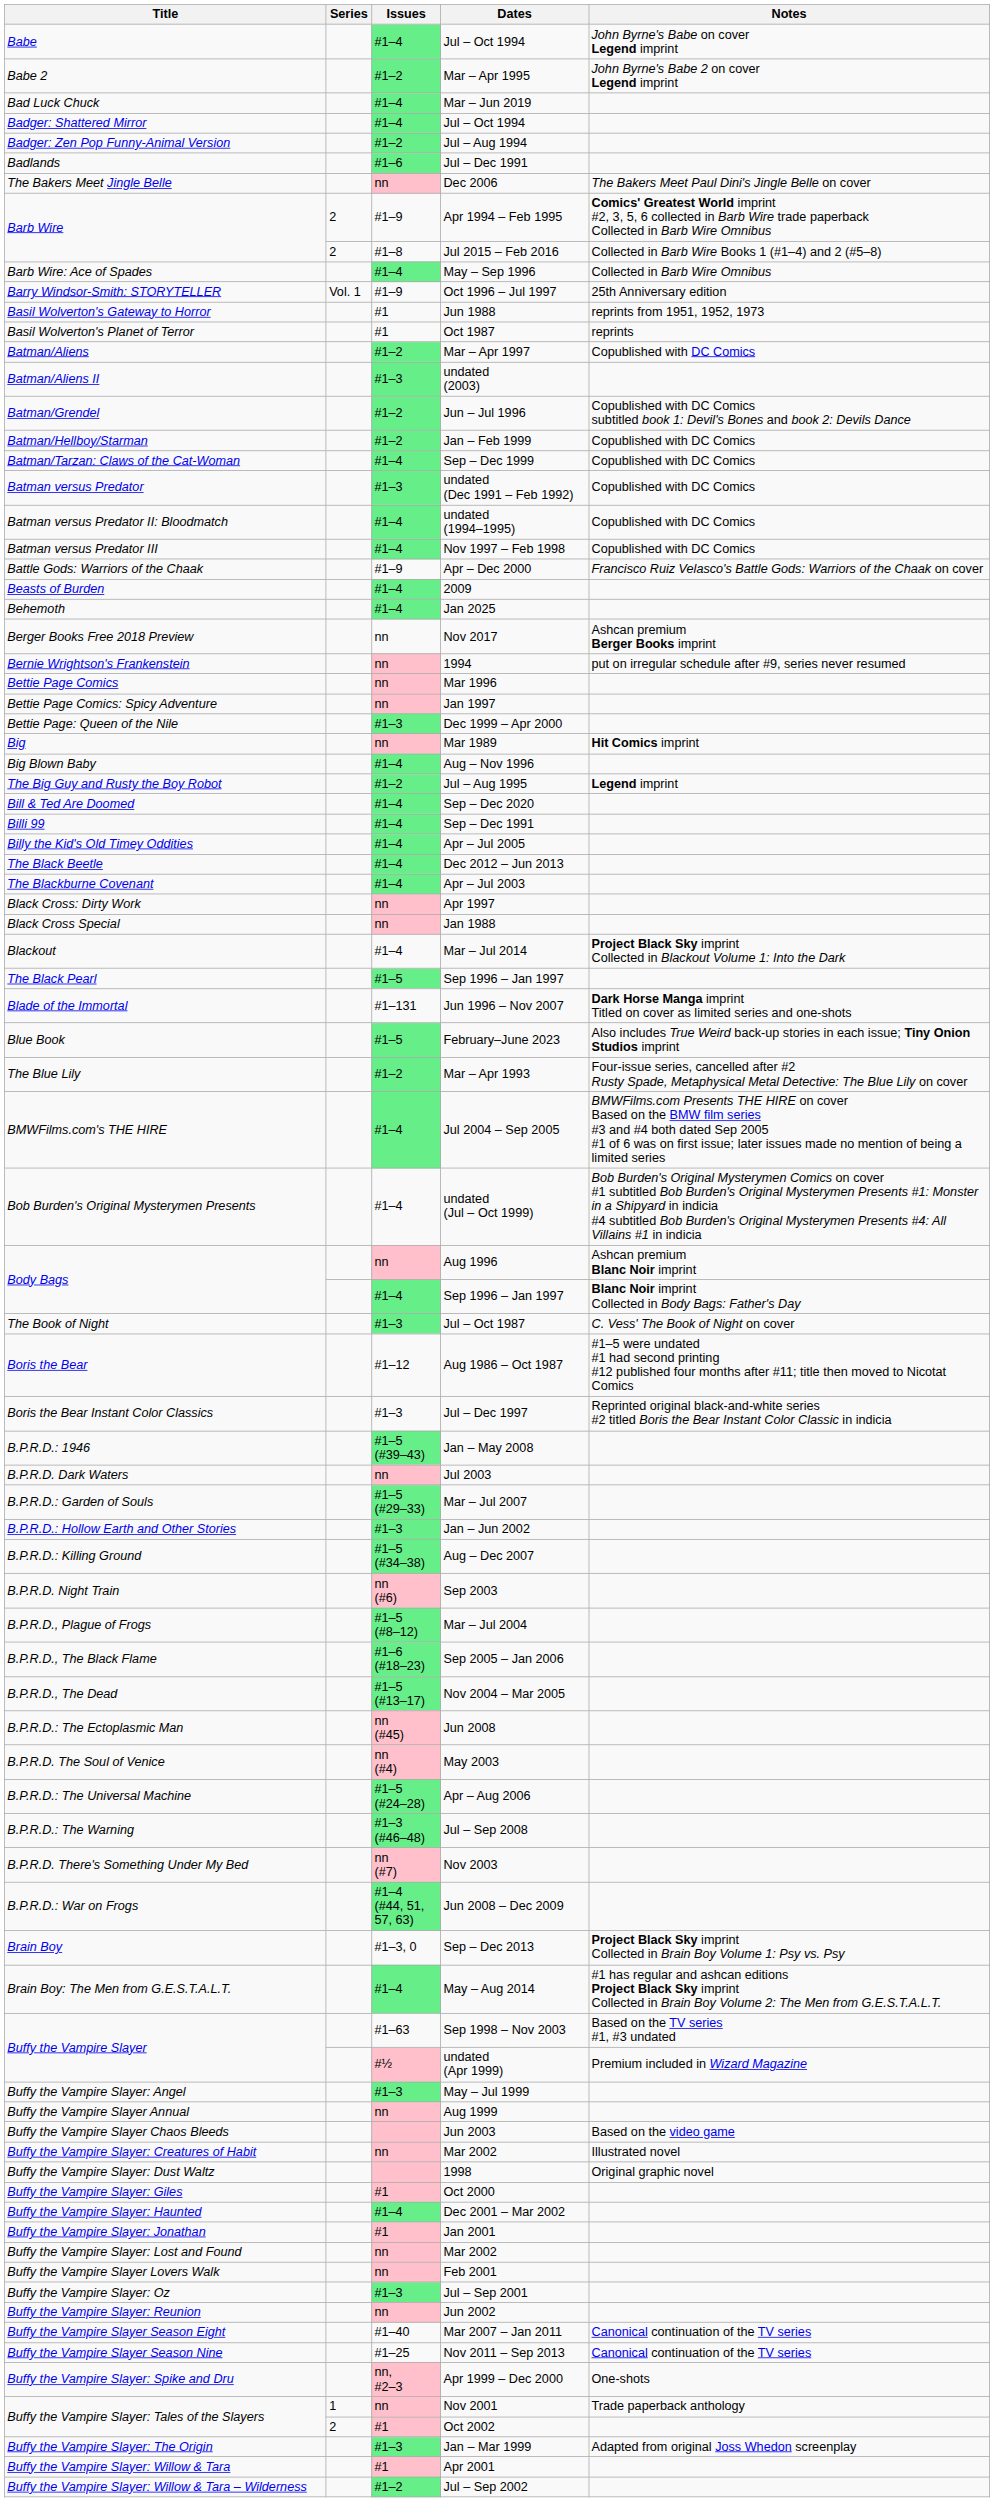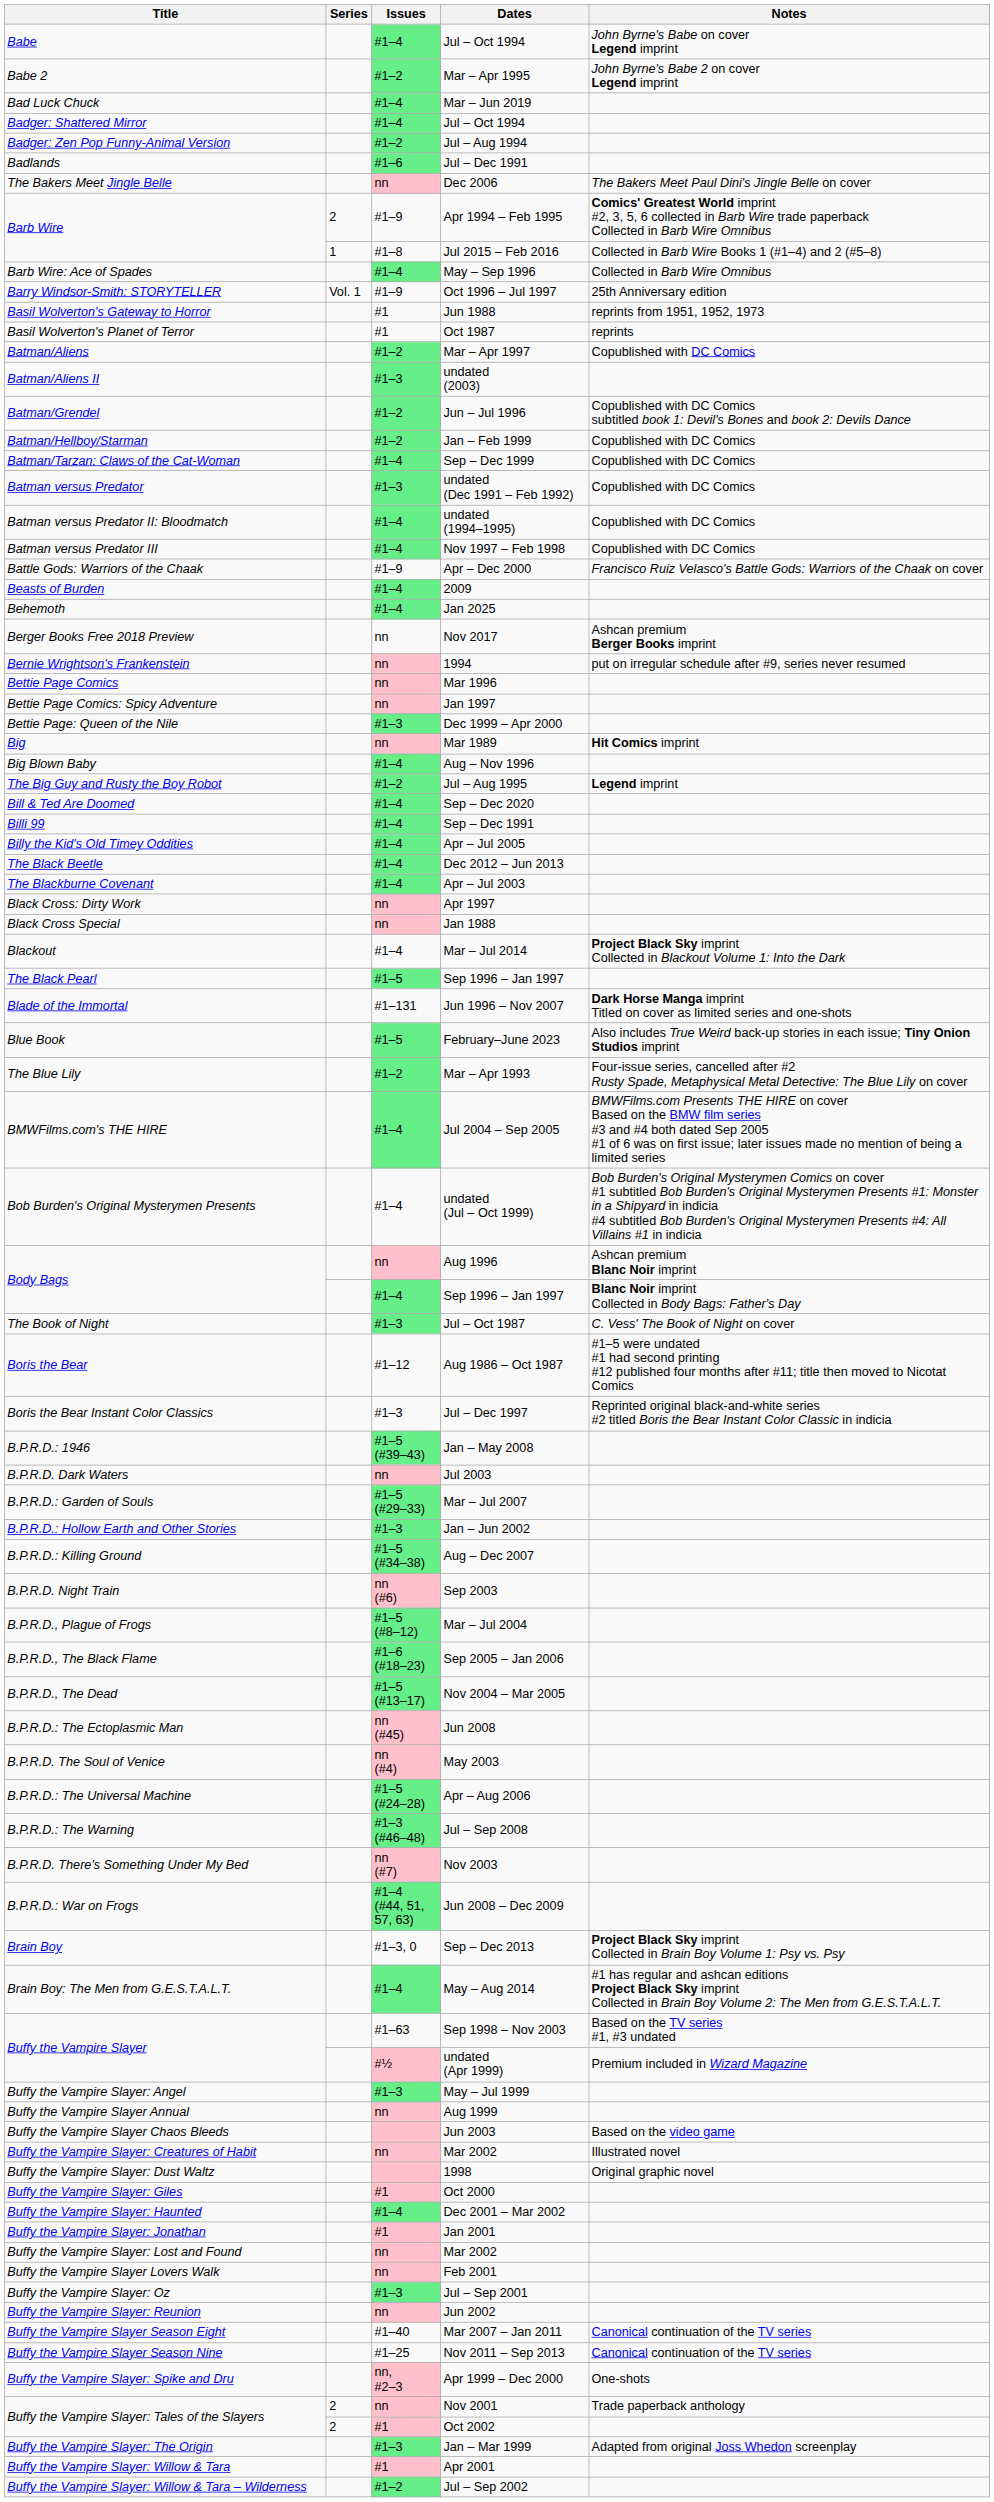(333, 251) 2 -> (333, 251) 1
(333, 2406) 1 -> (333, 2406) 2
